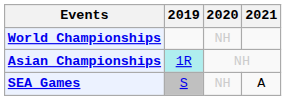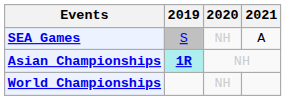rows swapped: (44, 83) <-> (84, 38)
(184, 61) normal -> (184, 61) bold
